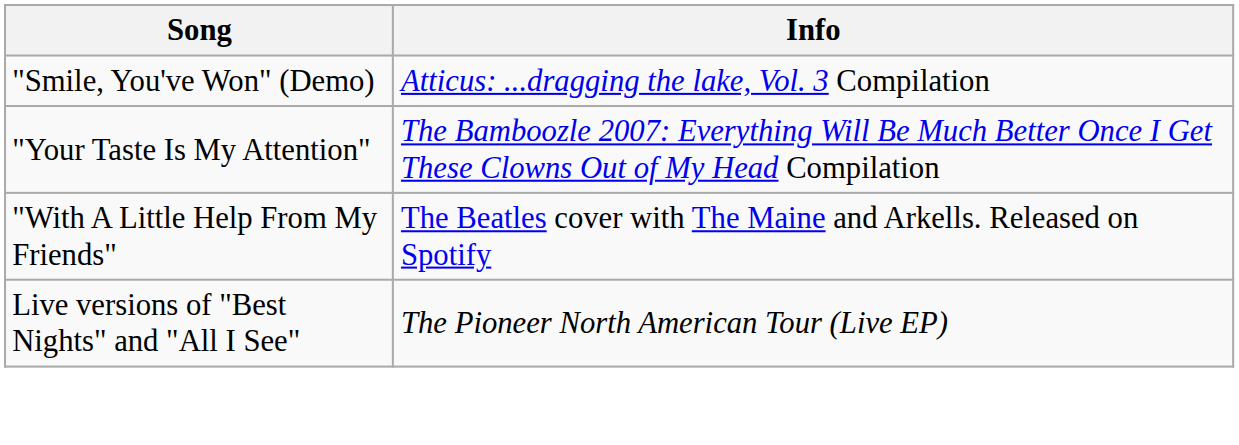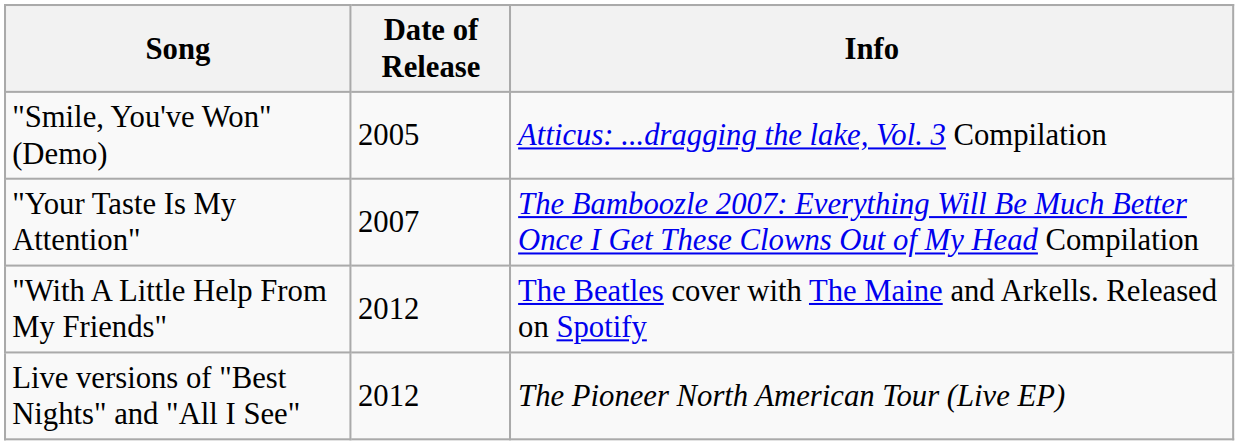+ column: (431, 48)
